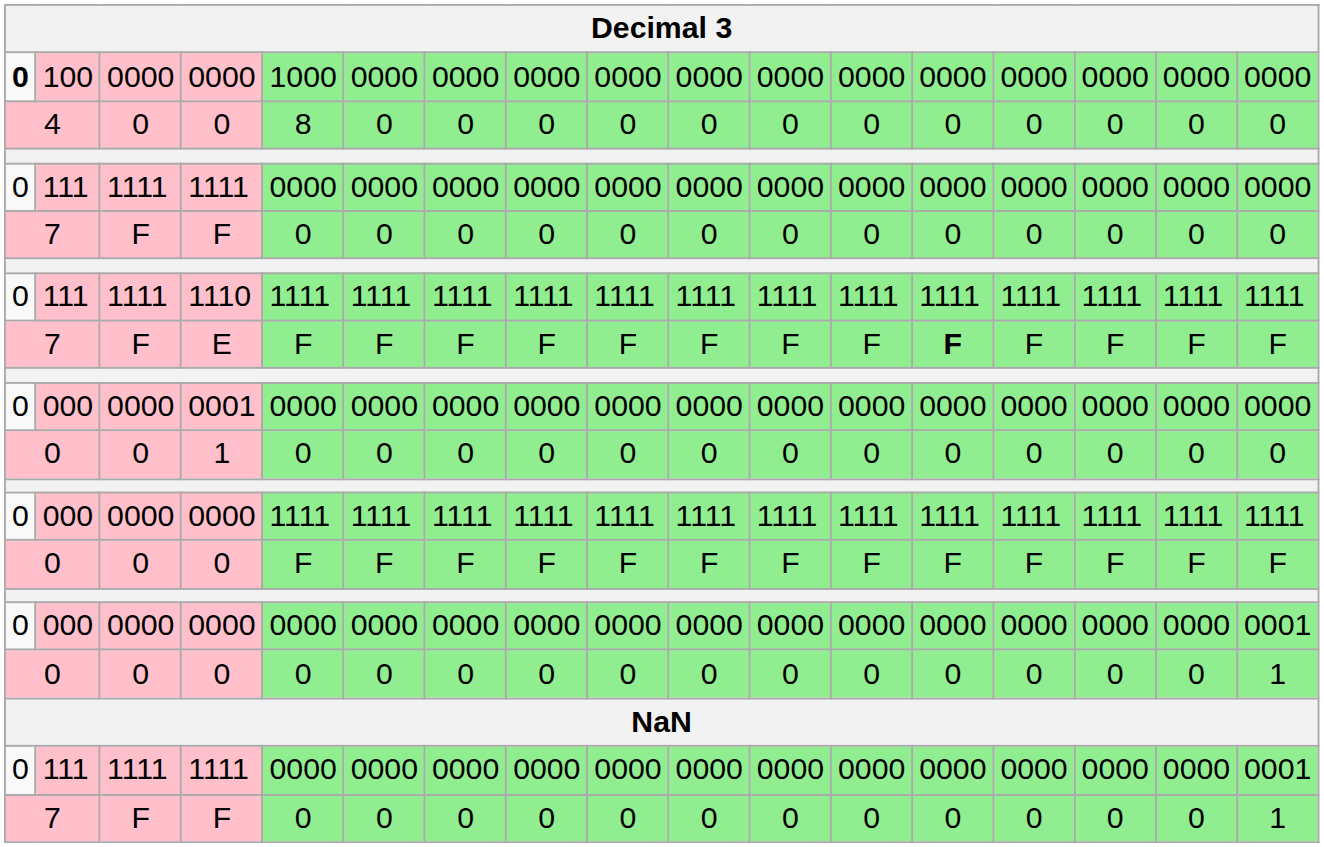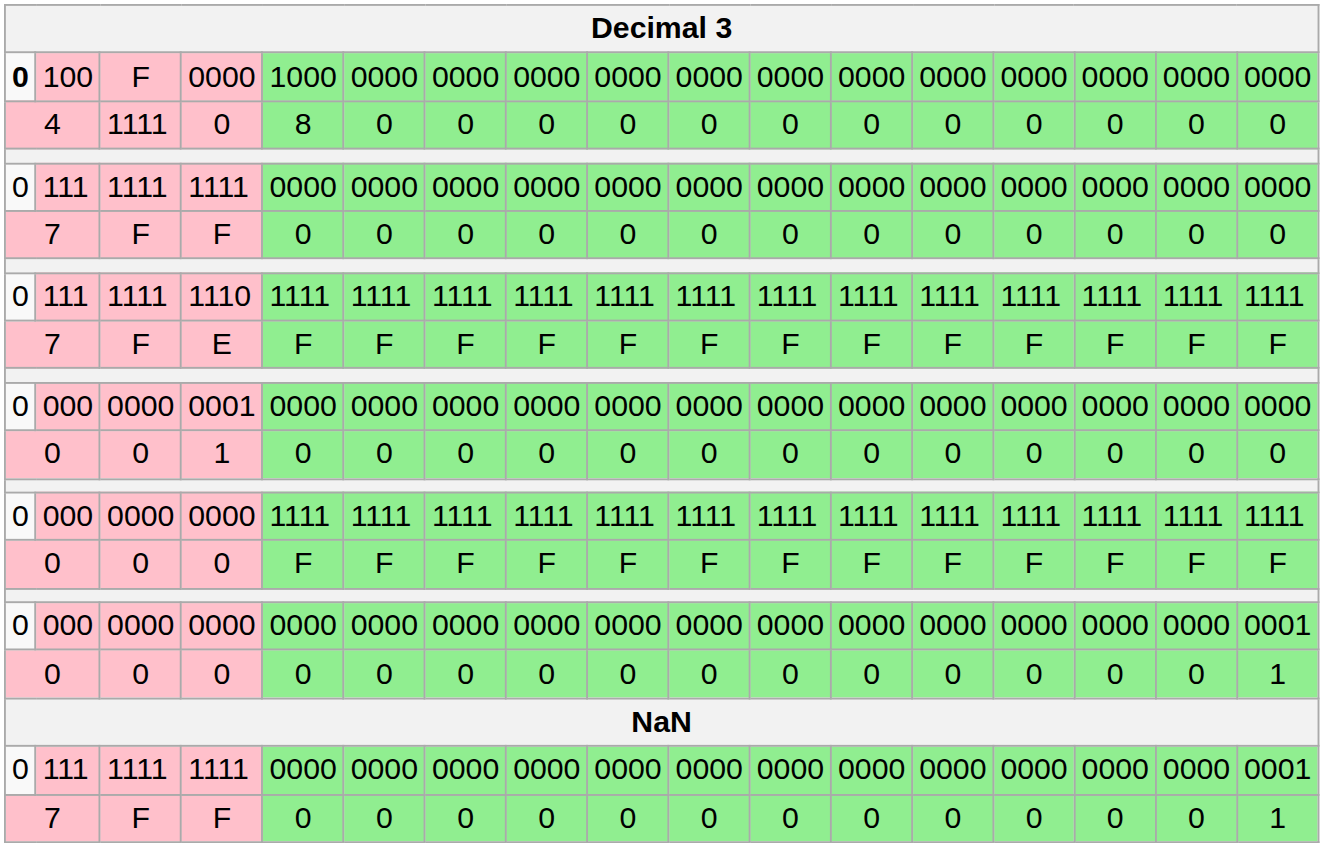(141, 76) 0000 -> (141, 76) F
(141, 124) 0 -> (137, 124) 1111
(953, 344) bold -> (953, 344) normal
